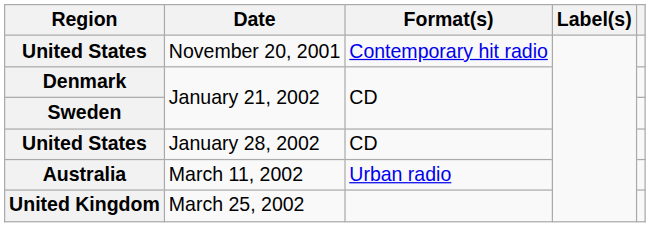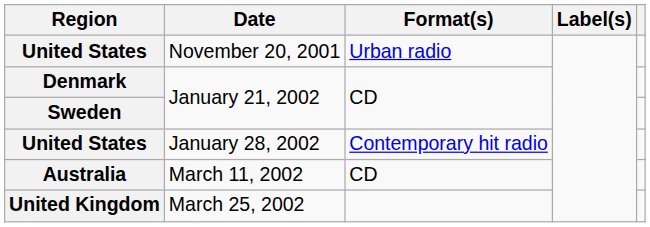(449, 50) Contemporary hit radio -> (400, 50) Urban radio
(363, 143) CD -> (449, 143) Contemporary hit radio
(400, 174) Urban radio -> (363, 174) CD
